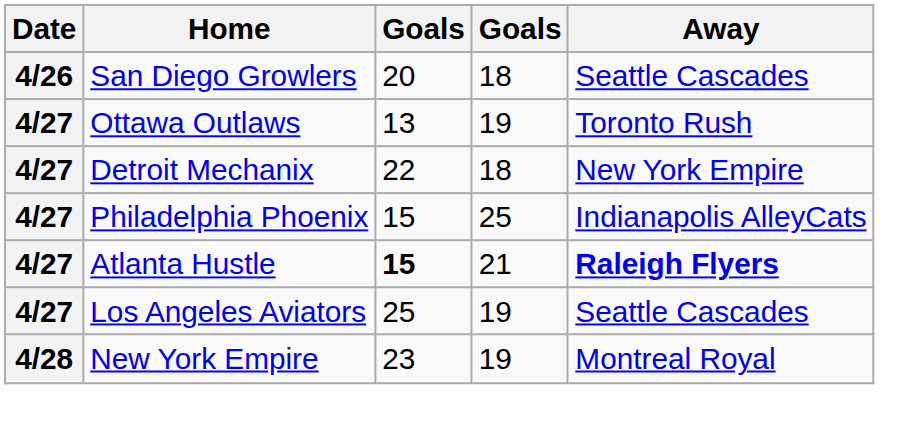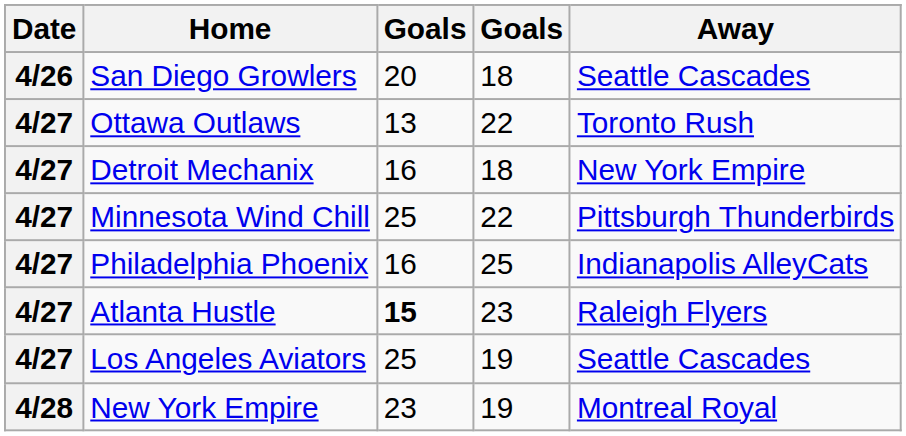(495, 123) 19 -> (497, 123) 22
(399, 170) 22 -> (400, 170) 16
+ row: (230, 217)
(399, 217) 15 -> (400, 265) 16
(495, 265) 21 -> (497, 312) 23
(677, 265) bold -> (672, 312) normal
